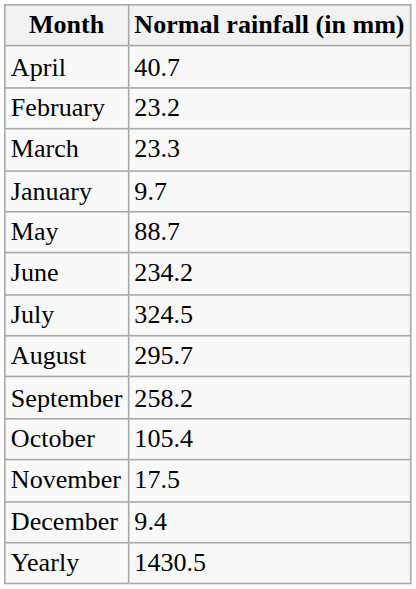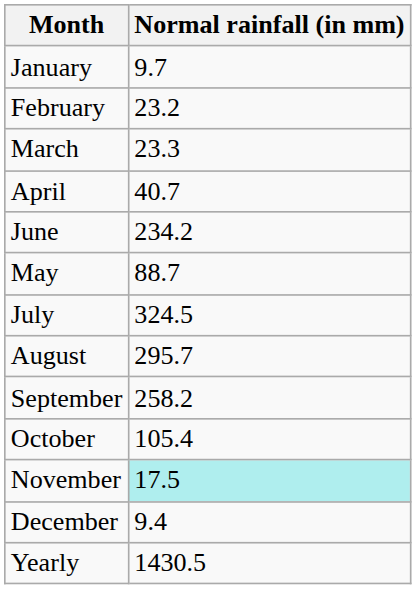rows swapped: (51, 190) <-> (38, 66)
rows swapped: (35, 231) <-> (35, 273)
(157, 480) no background -> (157, 480) paleturquoise background
